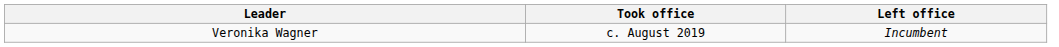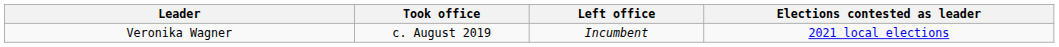+ column: (879, 14)
